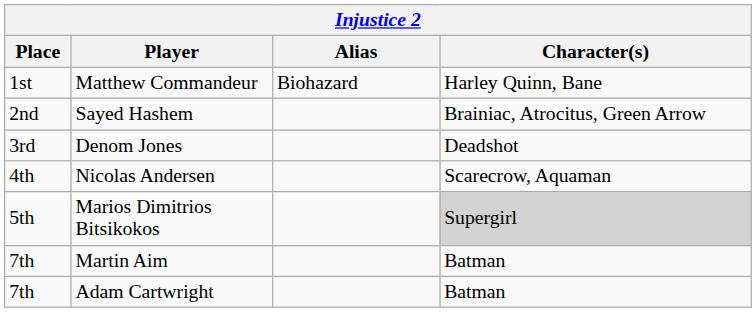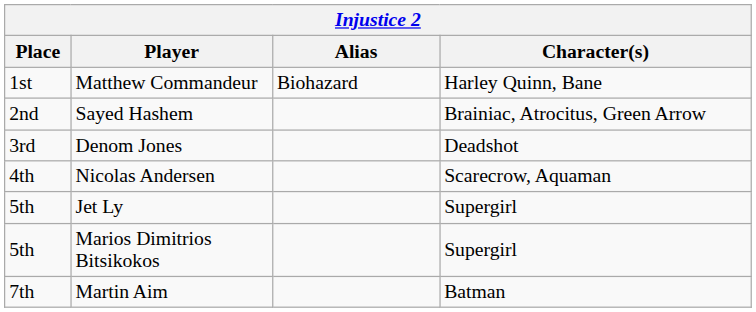+ row: (99, 207)
(481, 218) lightgrey background -> (481, 249) no background
- row: (145, 291)
